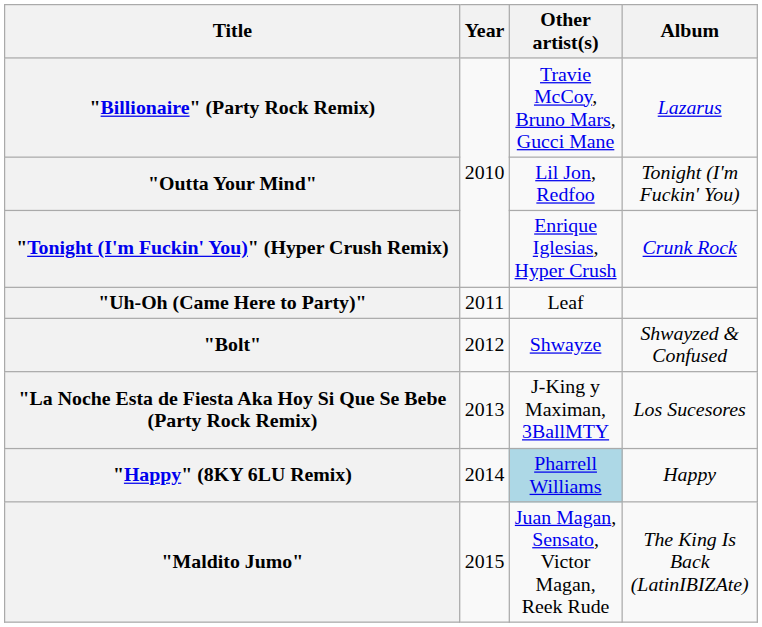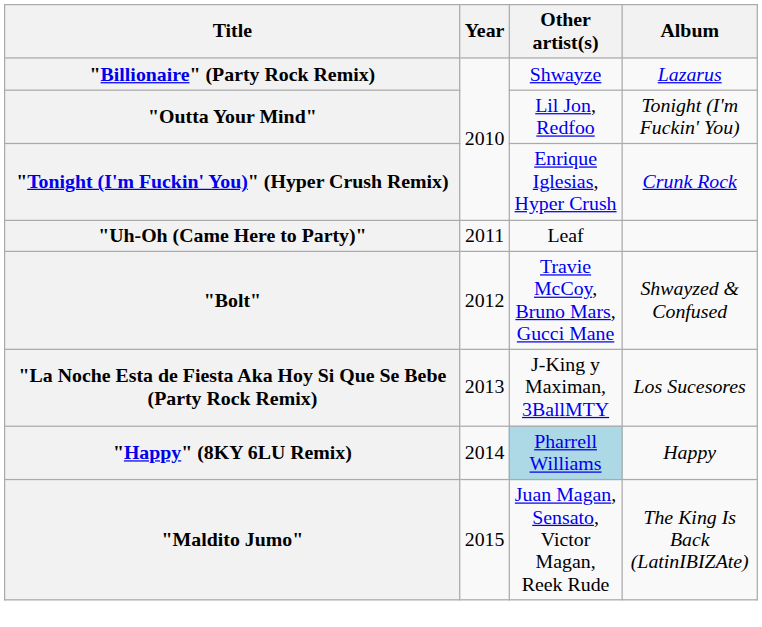(566, 107) Travie McCoy, Bruno Mars, Gucci Mane -> (566, 74) Shwayze
(566, 344) Shwayze -> (566, 300) Travie McCoy, Bruno Mars, Gucci Mane
